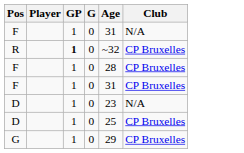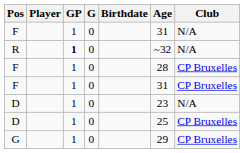+ column: (124, 13)
(155, 49) CP Bruxelles -> (187, 49) N/A
